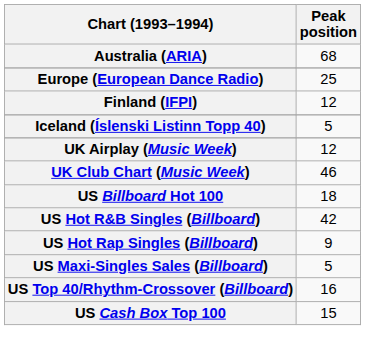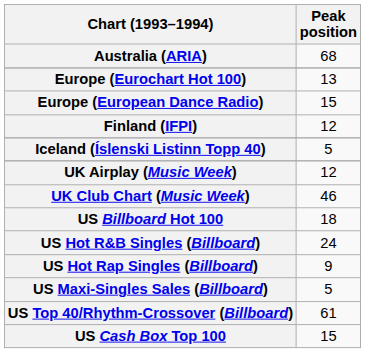+ row: (150, 79)
(328, 79) 25 -> (328, 102) 15
(328, 219) 42 -> (328, 242) 24
(328, 289) 16 -> (328, 312) 61
